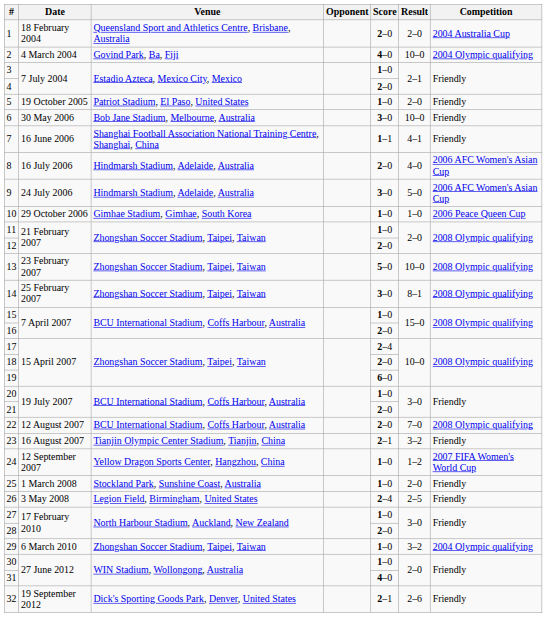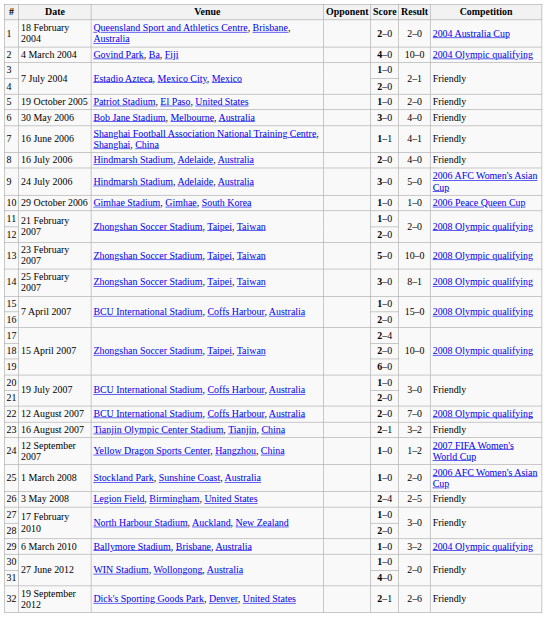(415, 117) 10–0 -> (415, 117) 4–0
(485, 166) 2006 AFC Women's Asian Cup -> (450, 160) Friendly
(450, 483) Friendly -> (485, 478) 2006 AFC Women's Asian Cup
(180, 546) Zhongshan Soccer Stadium, Taipei, Taiwan -> (173, 546) Ballymore Stadium, Brisbane, Australia
